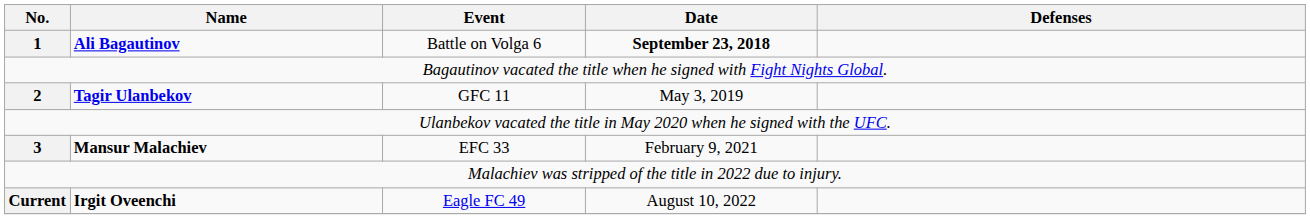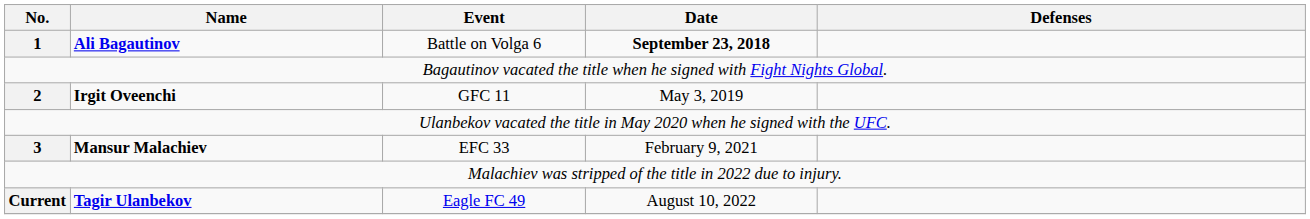(133, 95) Tagir Ulanbekov -> (125, 95) Irgit Oveenchi
(125, 200) Irgit Oveenchi -> (133, 200) Tagir Ulanbekov
